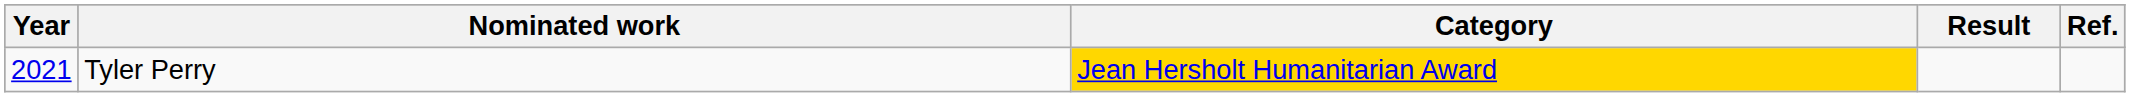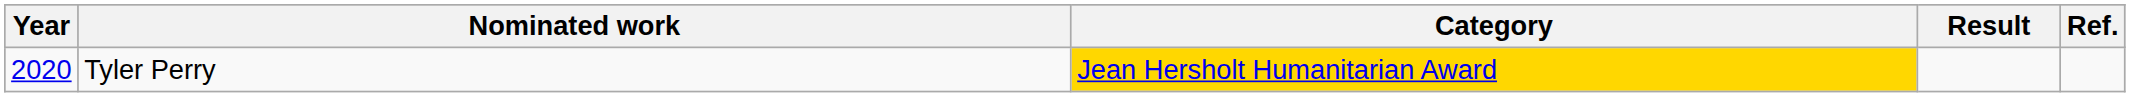(41, 69) 2021 -> (41, 69) 2020
